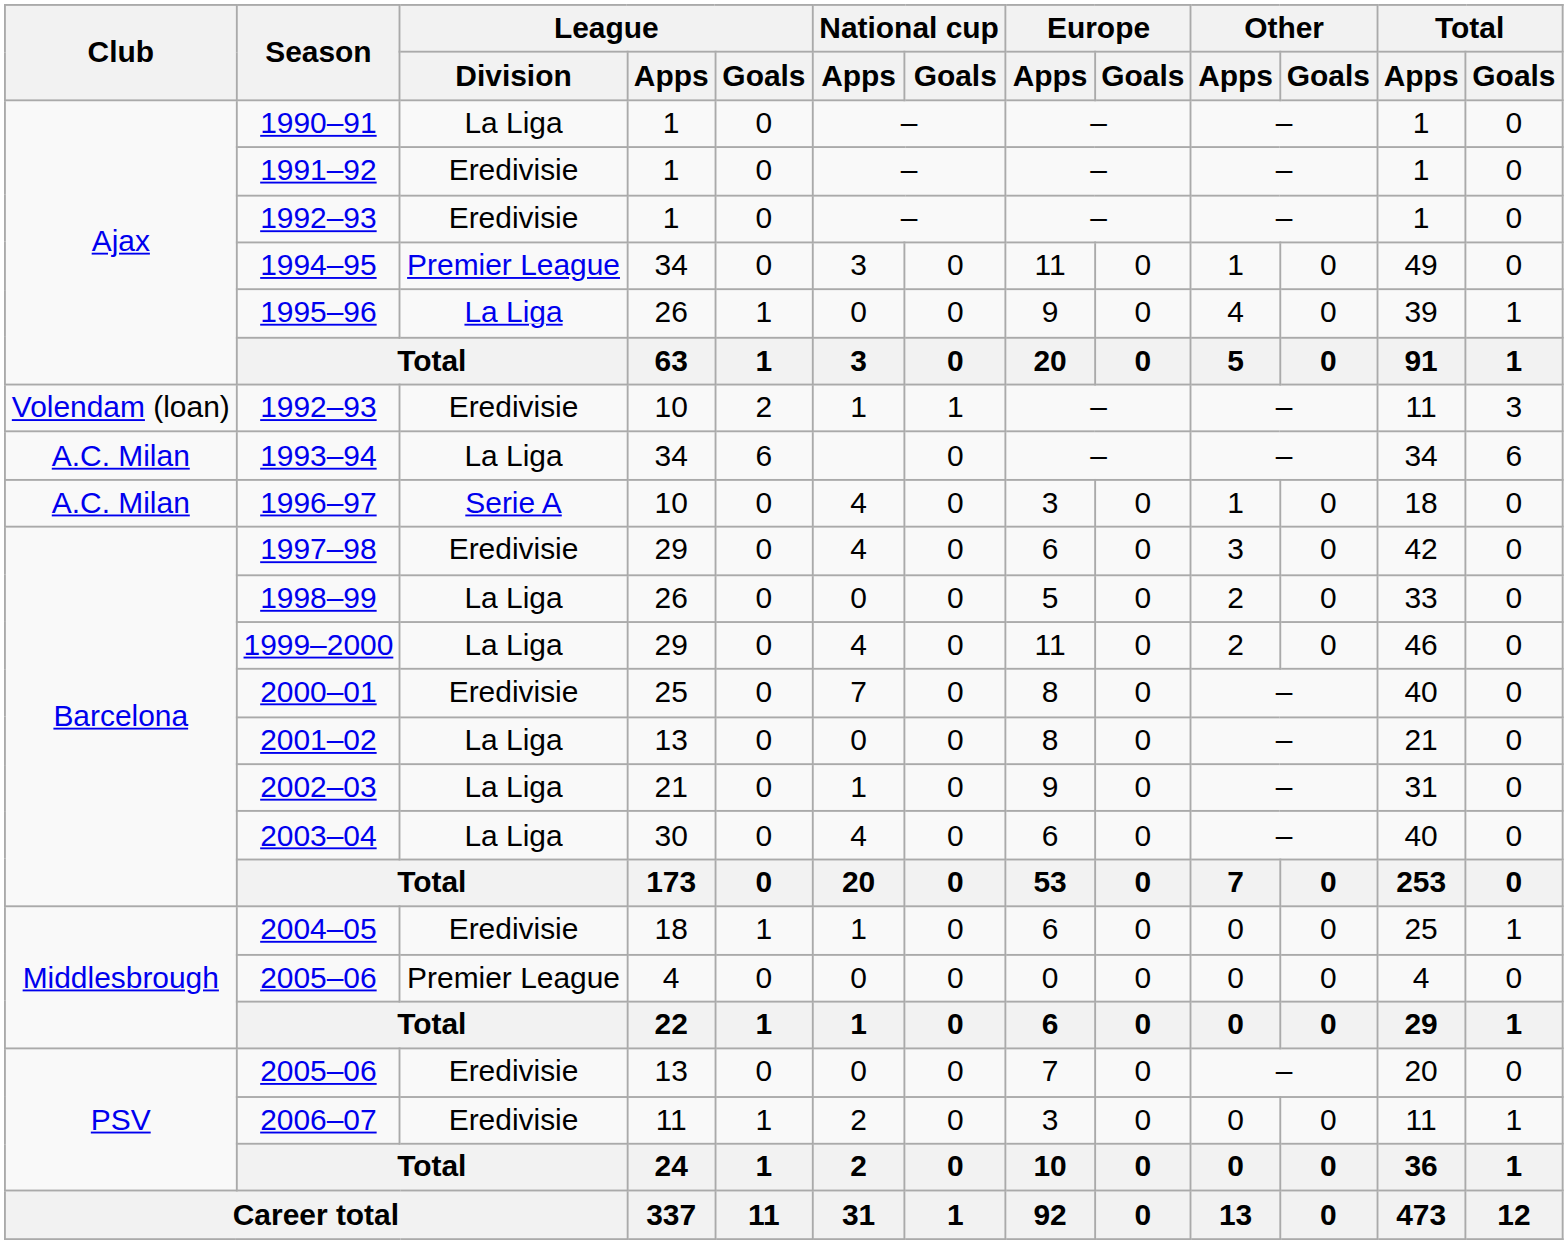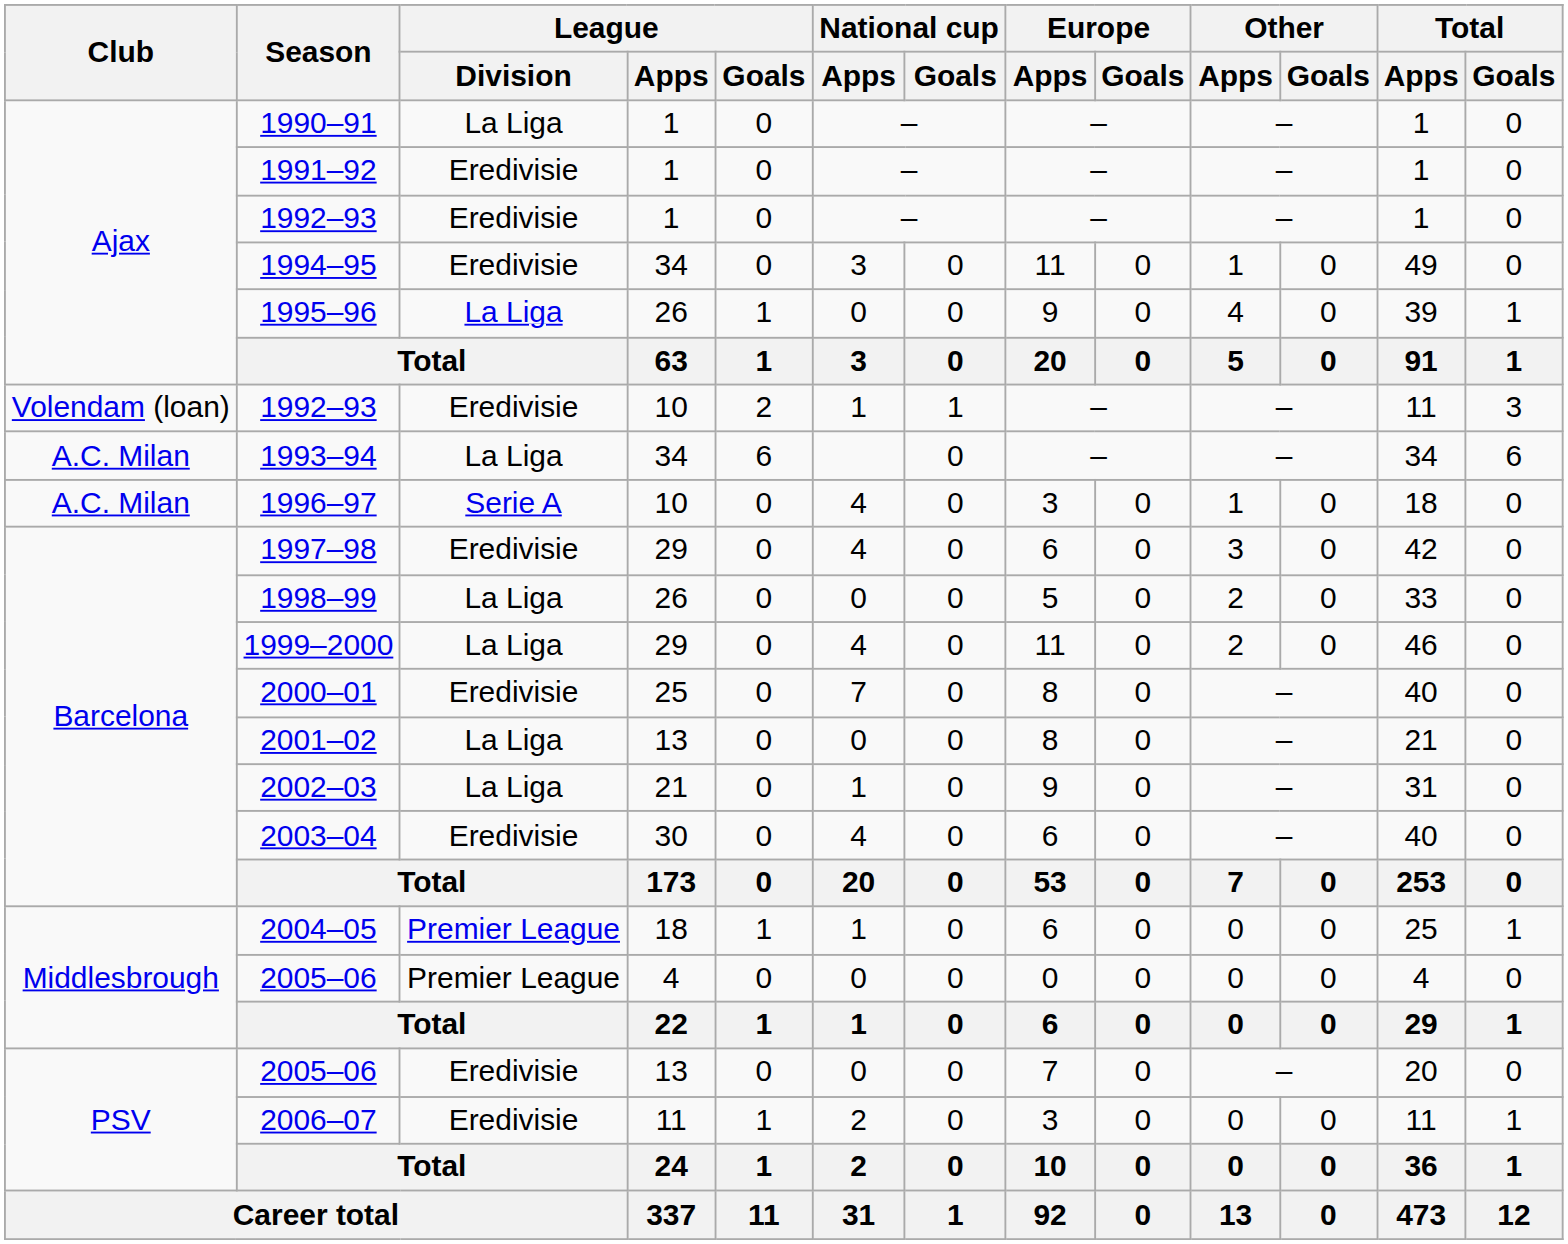(514, 265) Premier League -> (514, 265) Eredivisie
(514, 834) La Liga -> (514, 834) Eredivisie
(514, 929) Eredivisie -> (514, 929) Premier League
